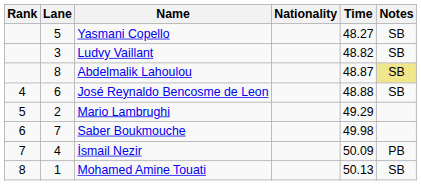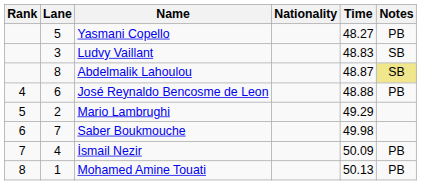(397, 33) SB -> (397, 33) PB
(358, 53) 48.82 -> (358, 53) 48.83
(397, 92) SB -> (397, 92) PB
(397, 170) SB -> (397, 170) PB
